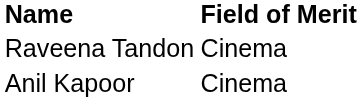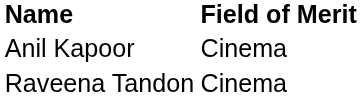rows swapped: (70, 83) <-> (99, 49)
